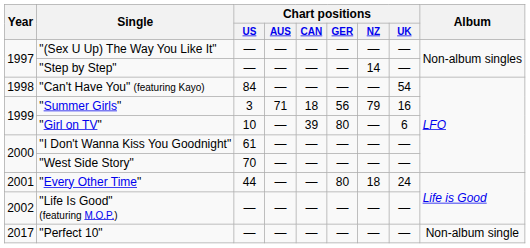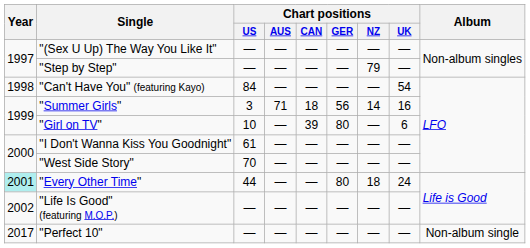(373, 68) 14 -> (373, 68) 79
(373, 106) 79 -> (373, 106) 14
(20, 182) no background -> (20, 182) paleturquoise background
